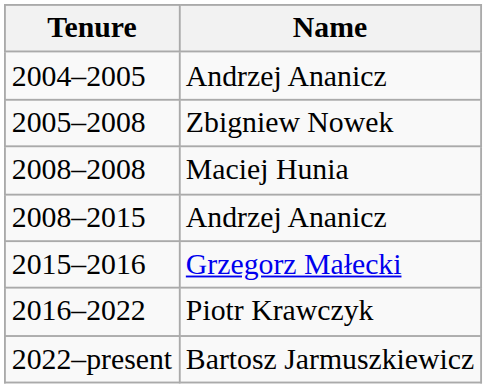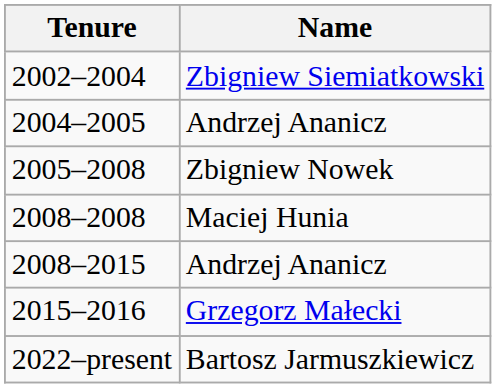+ row: (79, 75)
- row: (79, 311)
